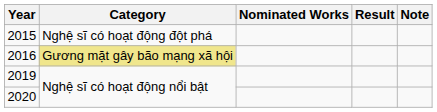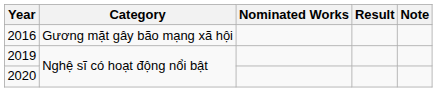- row: (22, 35)
(138, 55) khaki background -> (138, 35) no background
